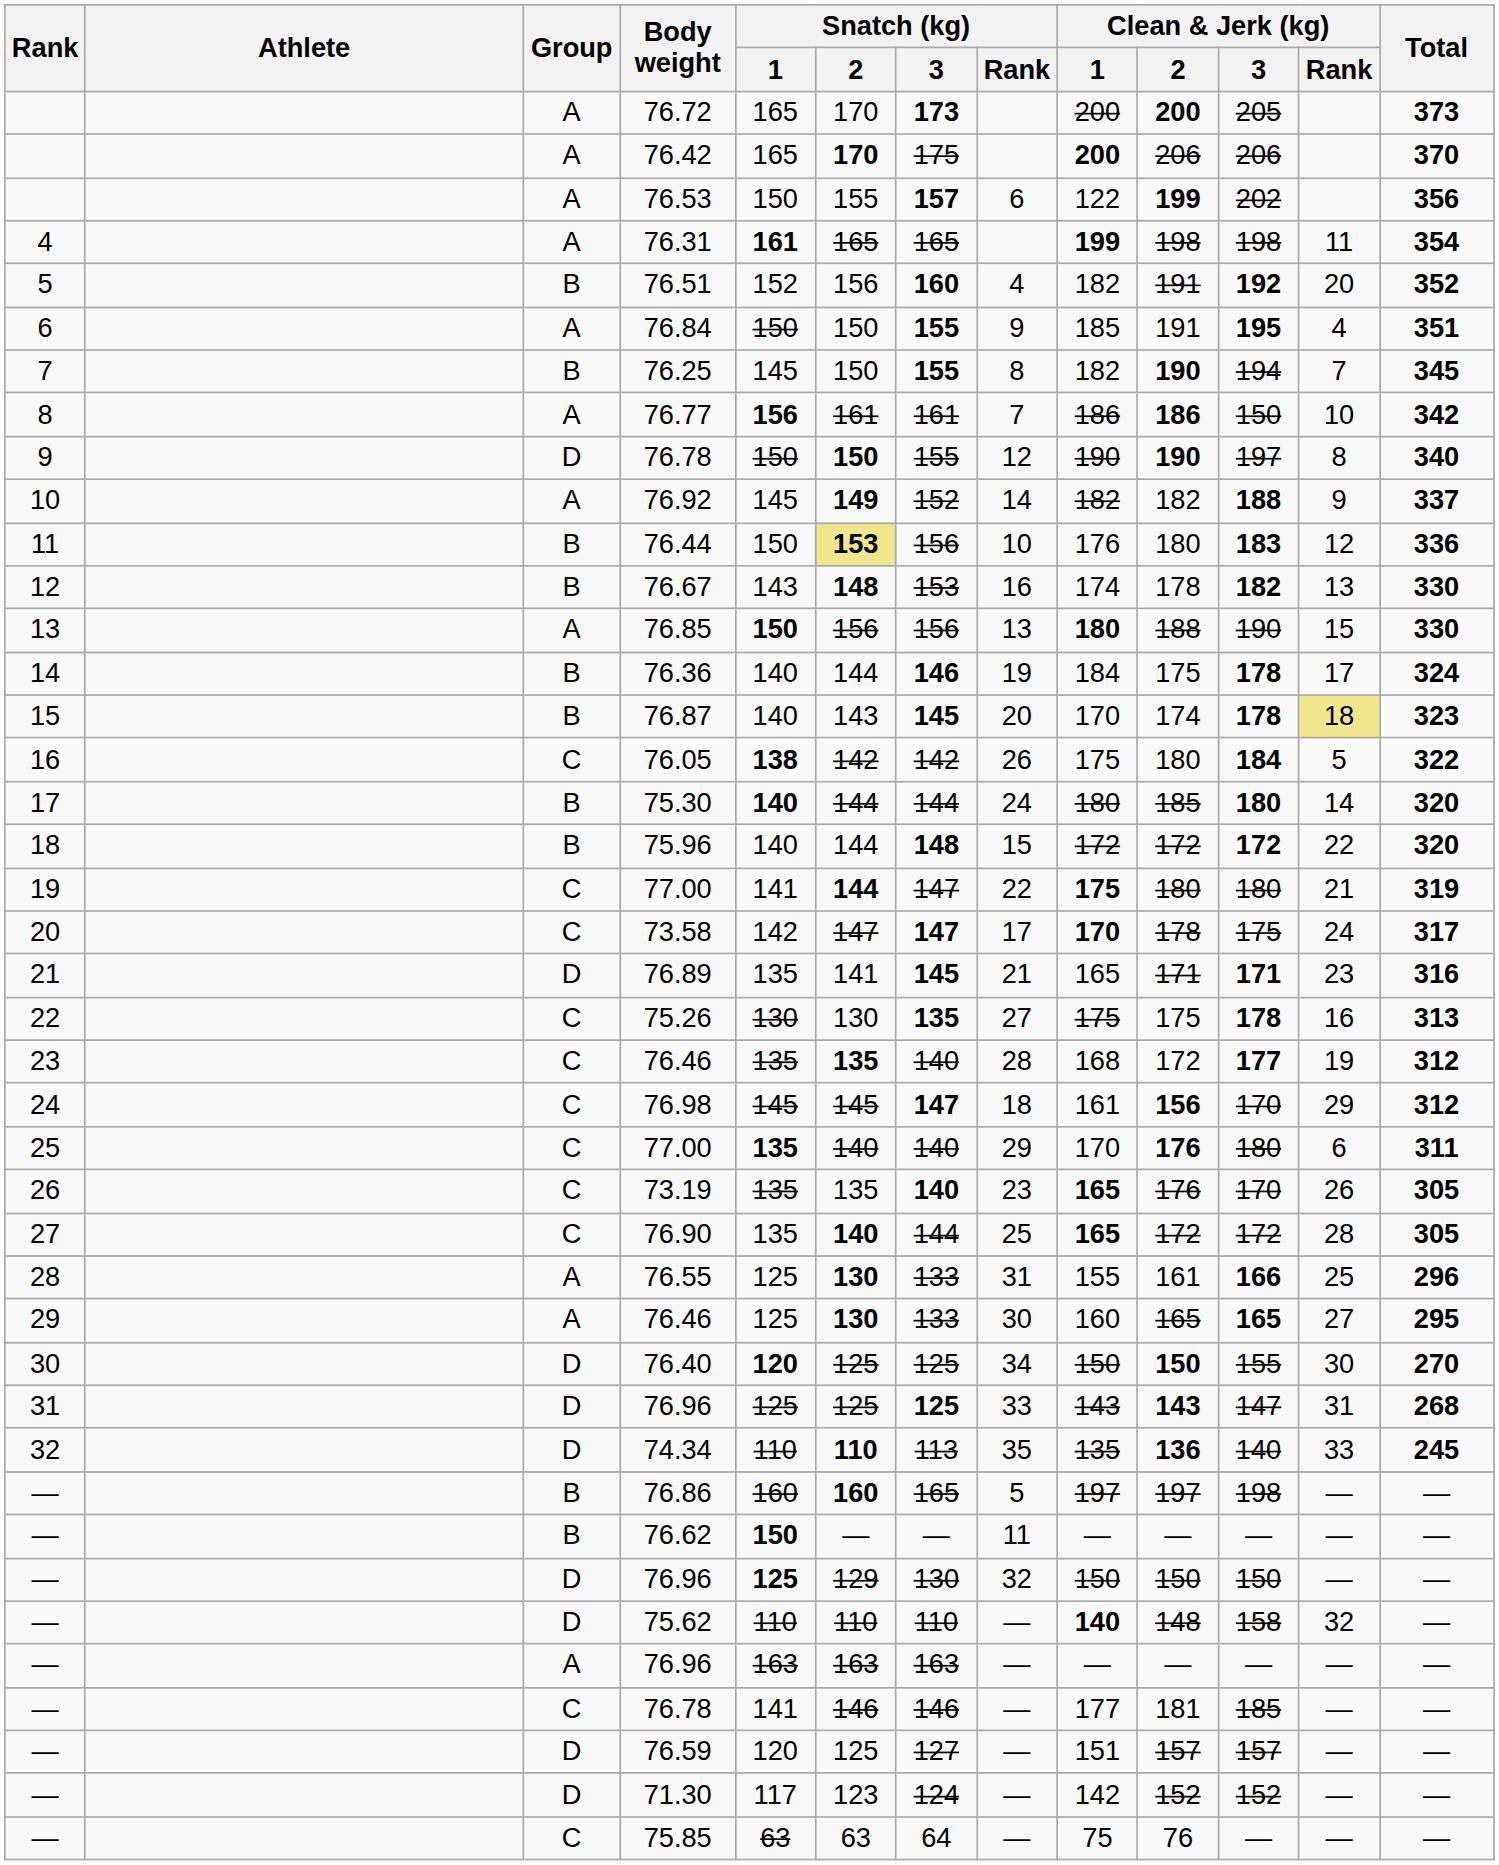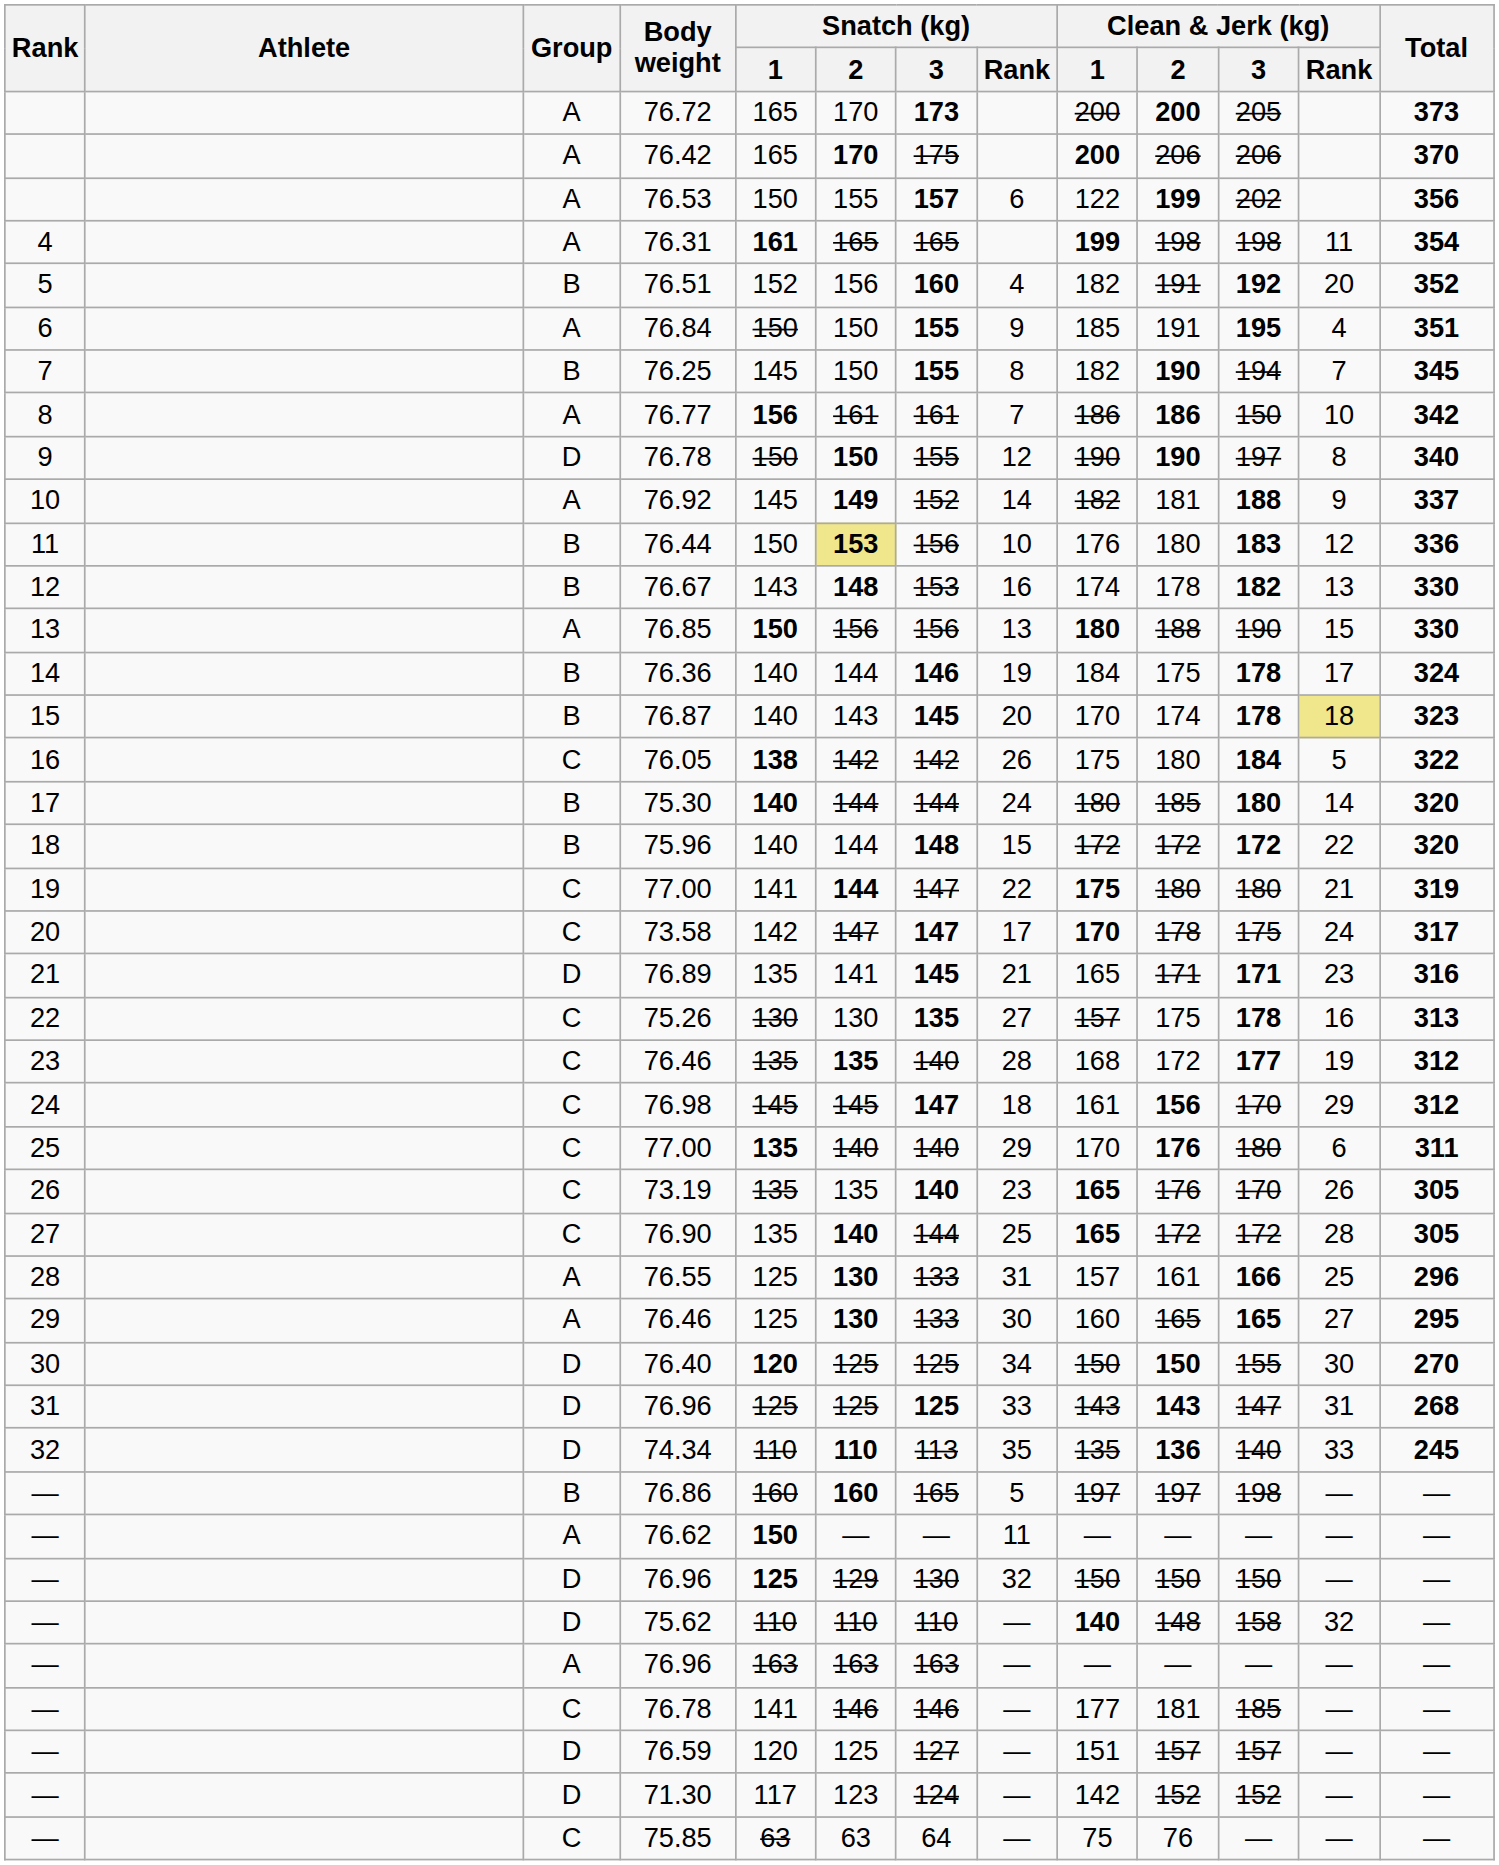(1178, 500) 182 -> (1178, 500) 181
(1097, 1018) 175 -> (1097, 1018) 157
(1097, 1277) 155 -> (1097, 1277) 157
(572, 1535) B -> (572, 1535) A
